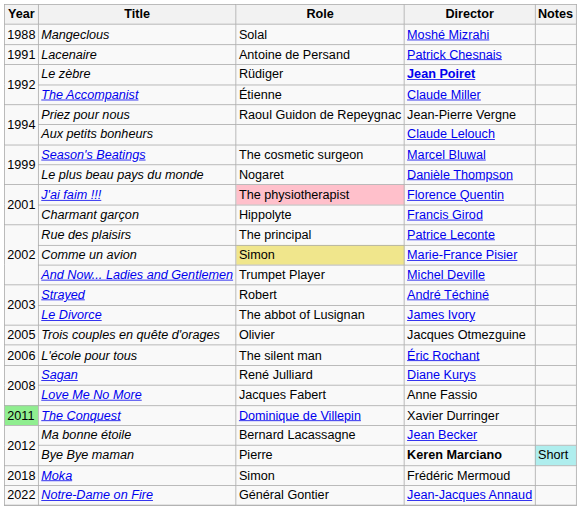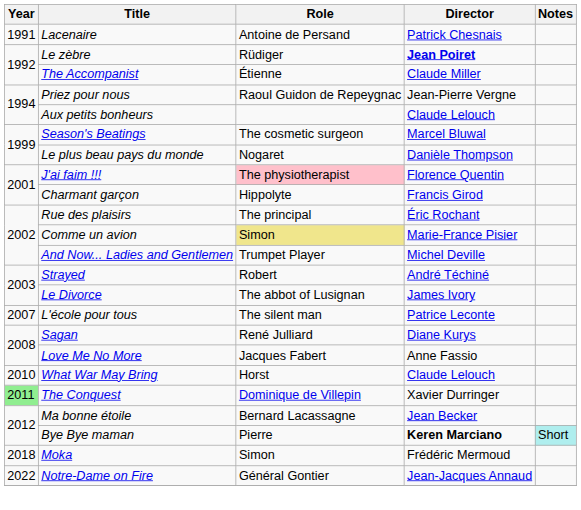- row: (75, 34)
(451, 235) Patrice Leconte -> (443, 214) Éric Rochant
- row: (131, 335)
(21, 355) 2006 -> (21, 315) 2007
(443, 355) Éric Rochant -> (451, 315) Patrice Leconte
+ row: (99, 375)
